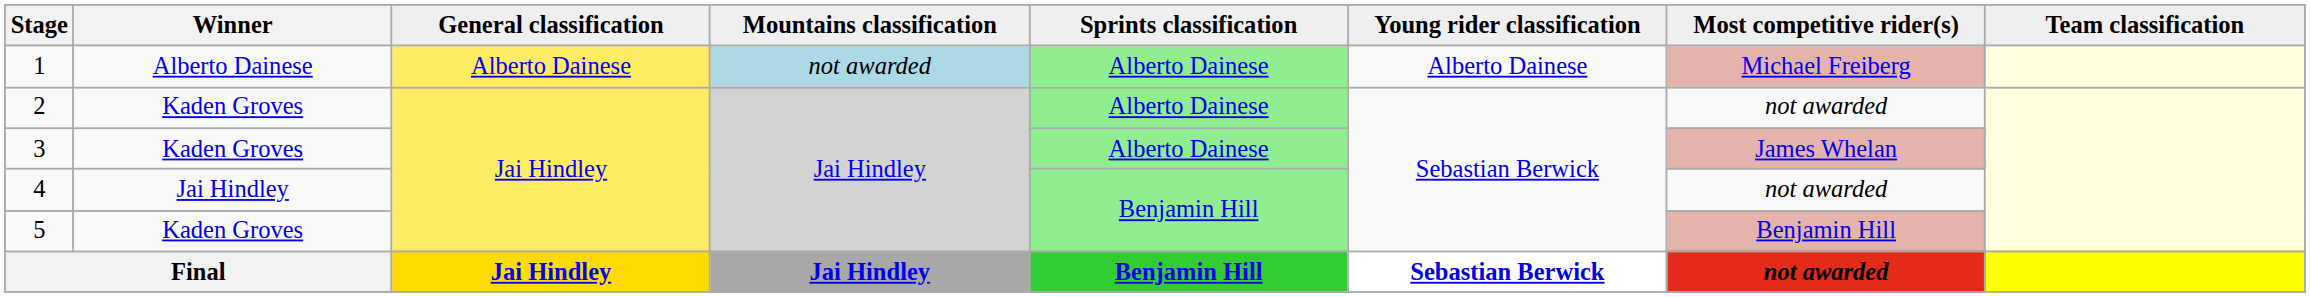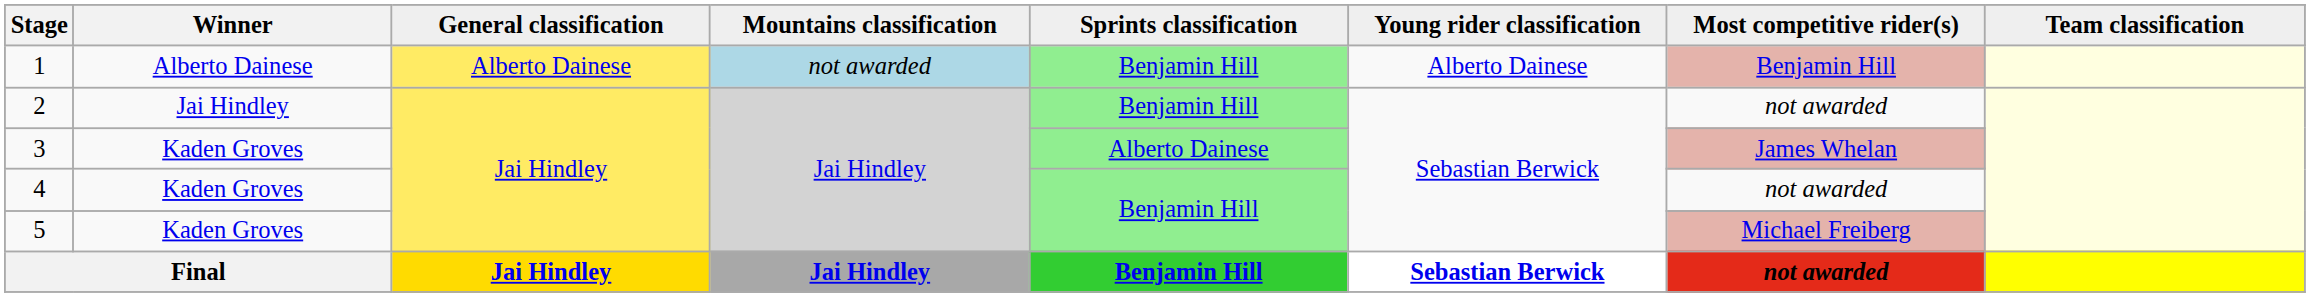(1189, 66) Alberto Dainese -> (1189, 66) Benjamin Hill
(1826, 66) Michael Freiberg -> (1826, 66) Benjamin Hill
(233, 107) Kaden Groves -> (233, 107) Jai Hindley
(1189, 107) Alberto Dainese -> (1189, 107) Benjamin Hill
(233, 189) Jai Hindley -> (233, 189) Kaden Groves
(1826, 230) Benjamin Hill -> (1826, 230) Michael Freiberg
